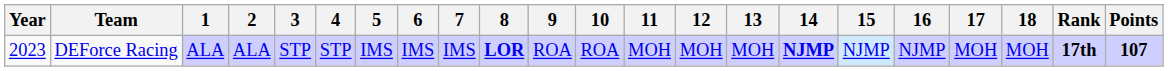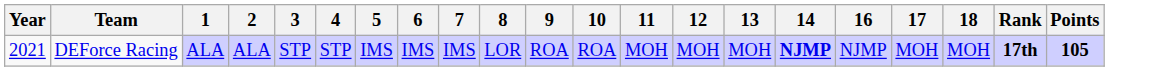- column: (866, 20)
(27, 50) 2023 -> (27, 50) 2021
(504, 50) bold -> (503, 50) normal
(1134, 50) 107 -> (1075, 50) 105
